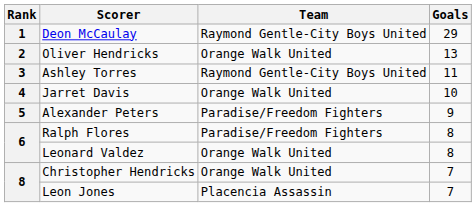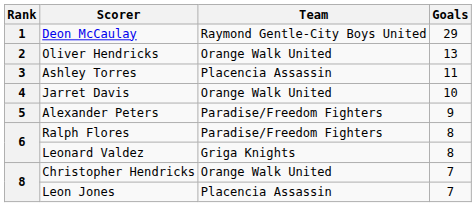(314, 73) Raymond Gentle-City Boys United -> (266, 73) Placencia Assassin
(266, 152) Orange Walk United -> (248, 152) Griga Knights
